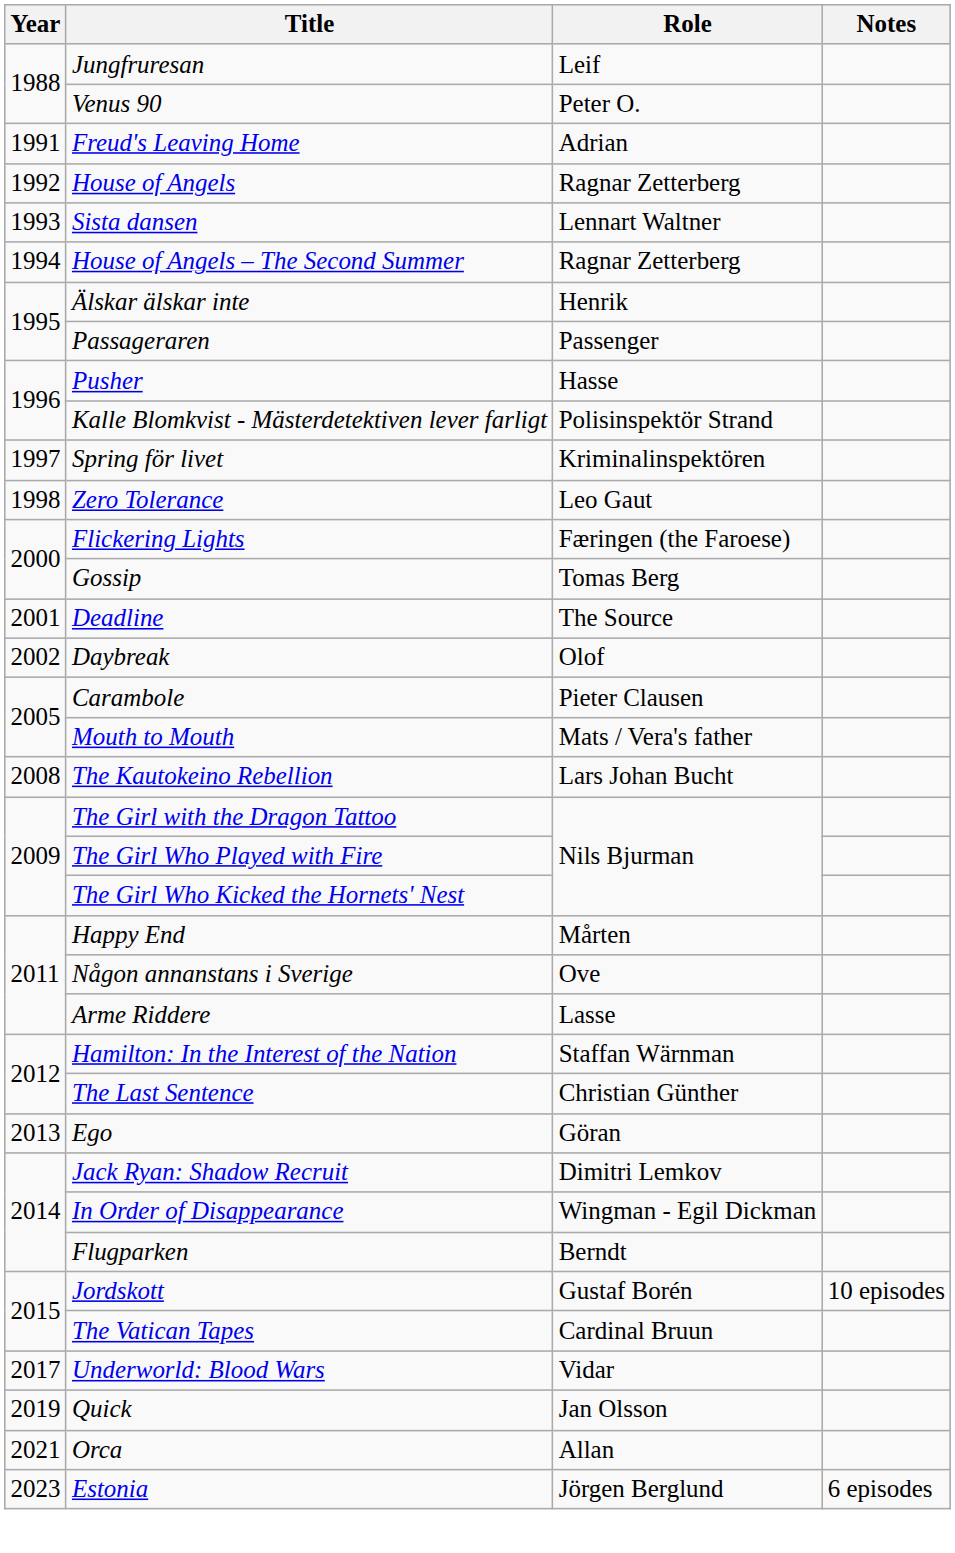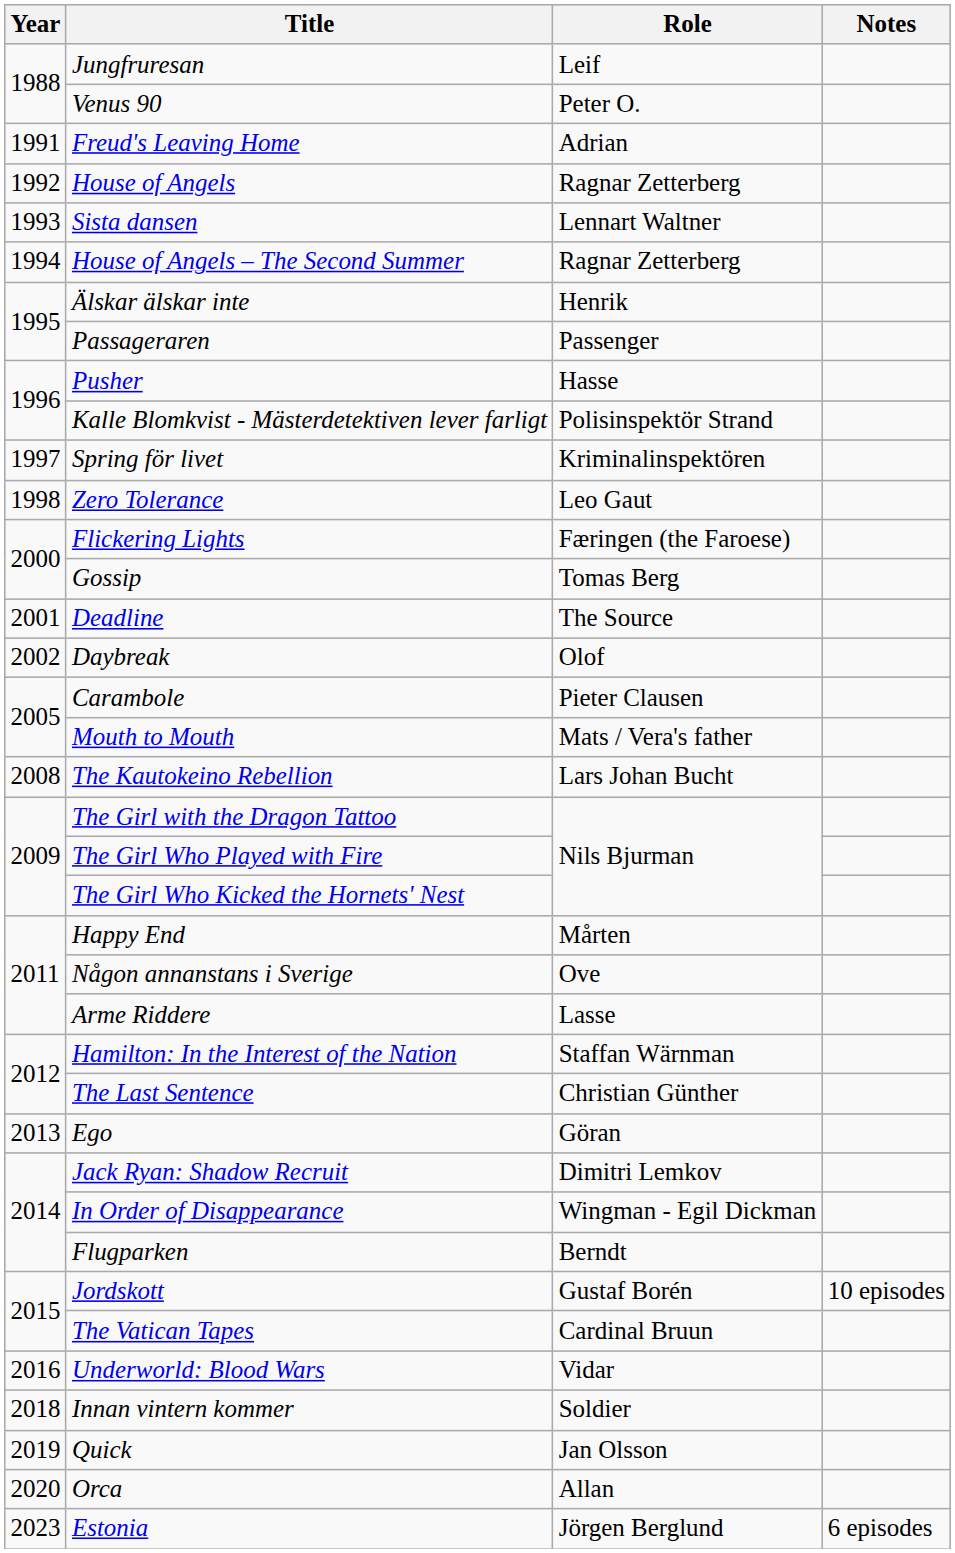(35, 1370) 2017 -> (35, 1370) 2016
+ row: (183, 1409)
(35, 1449) 2021 -> (35, 1488) 2020
